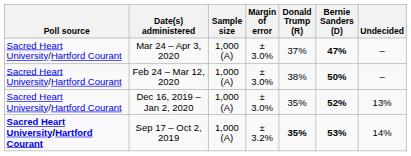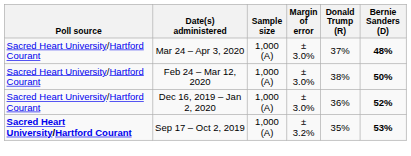- column: (382, 32)
(337, 51) 47% -> (383, 51) 48%
(297, 102) 35% -> (340, 102) 36%
(297, 133) bold -> (340, 128) normal
